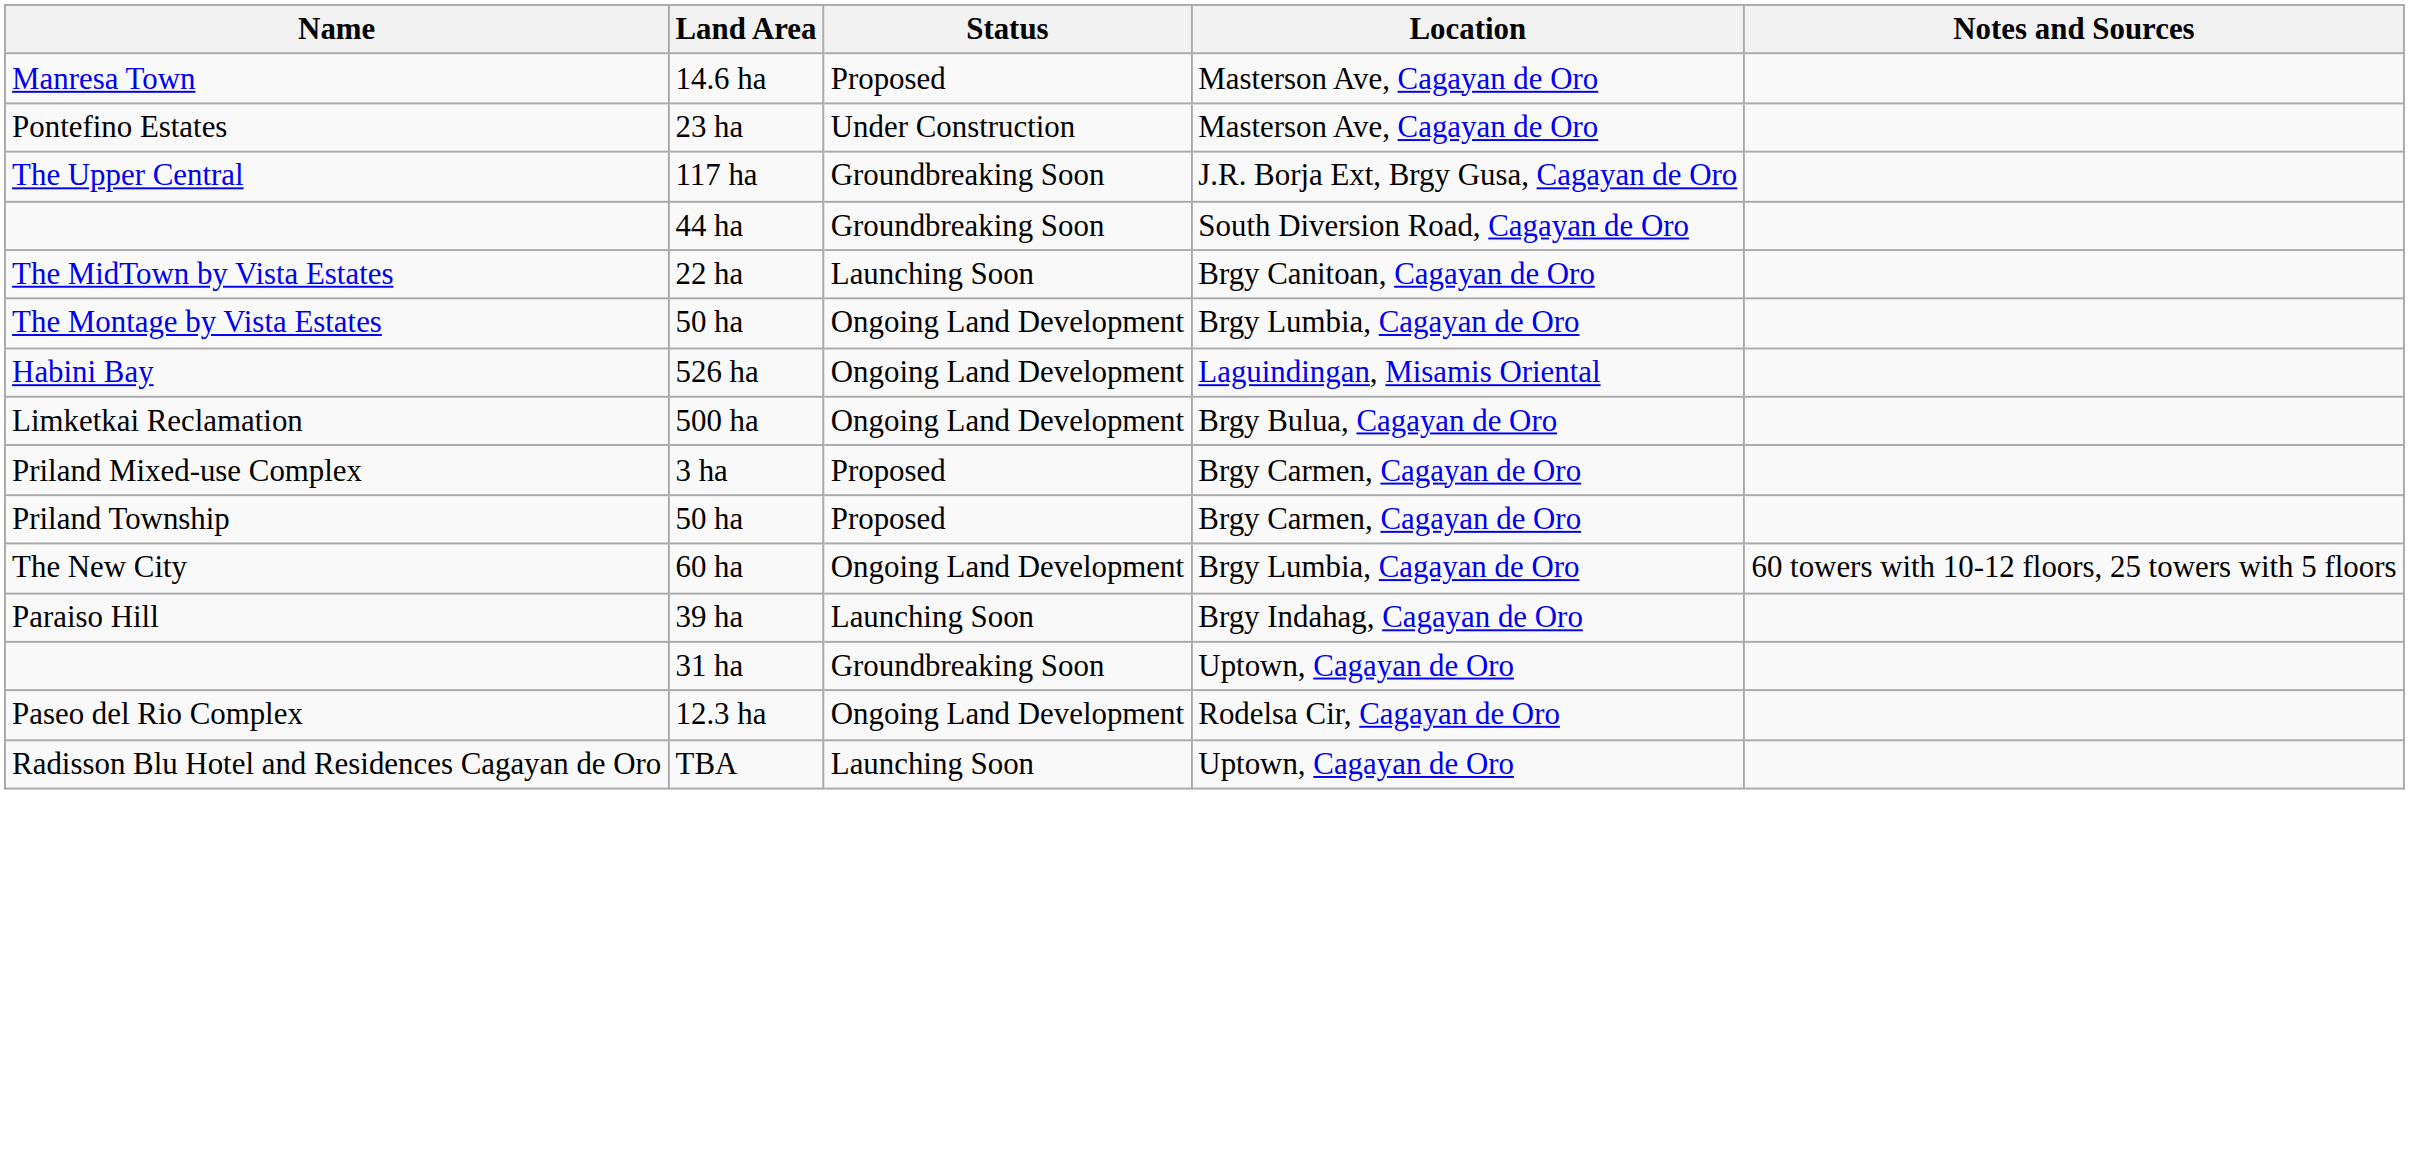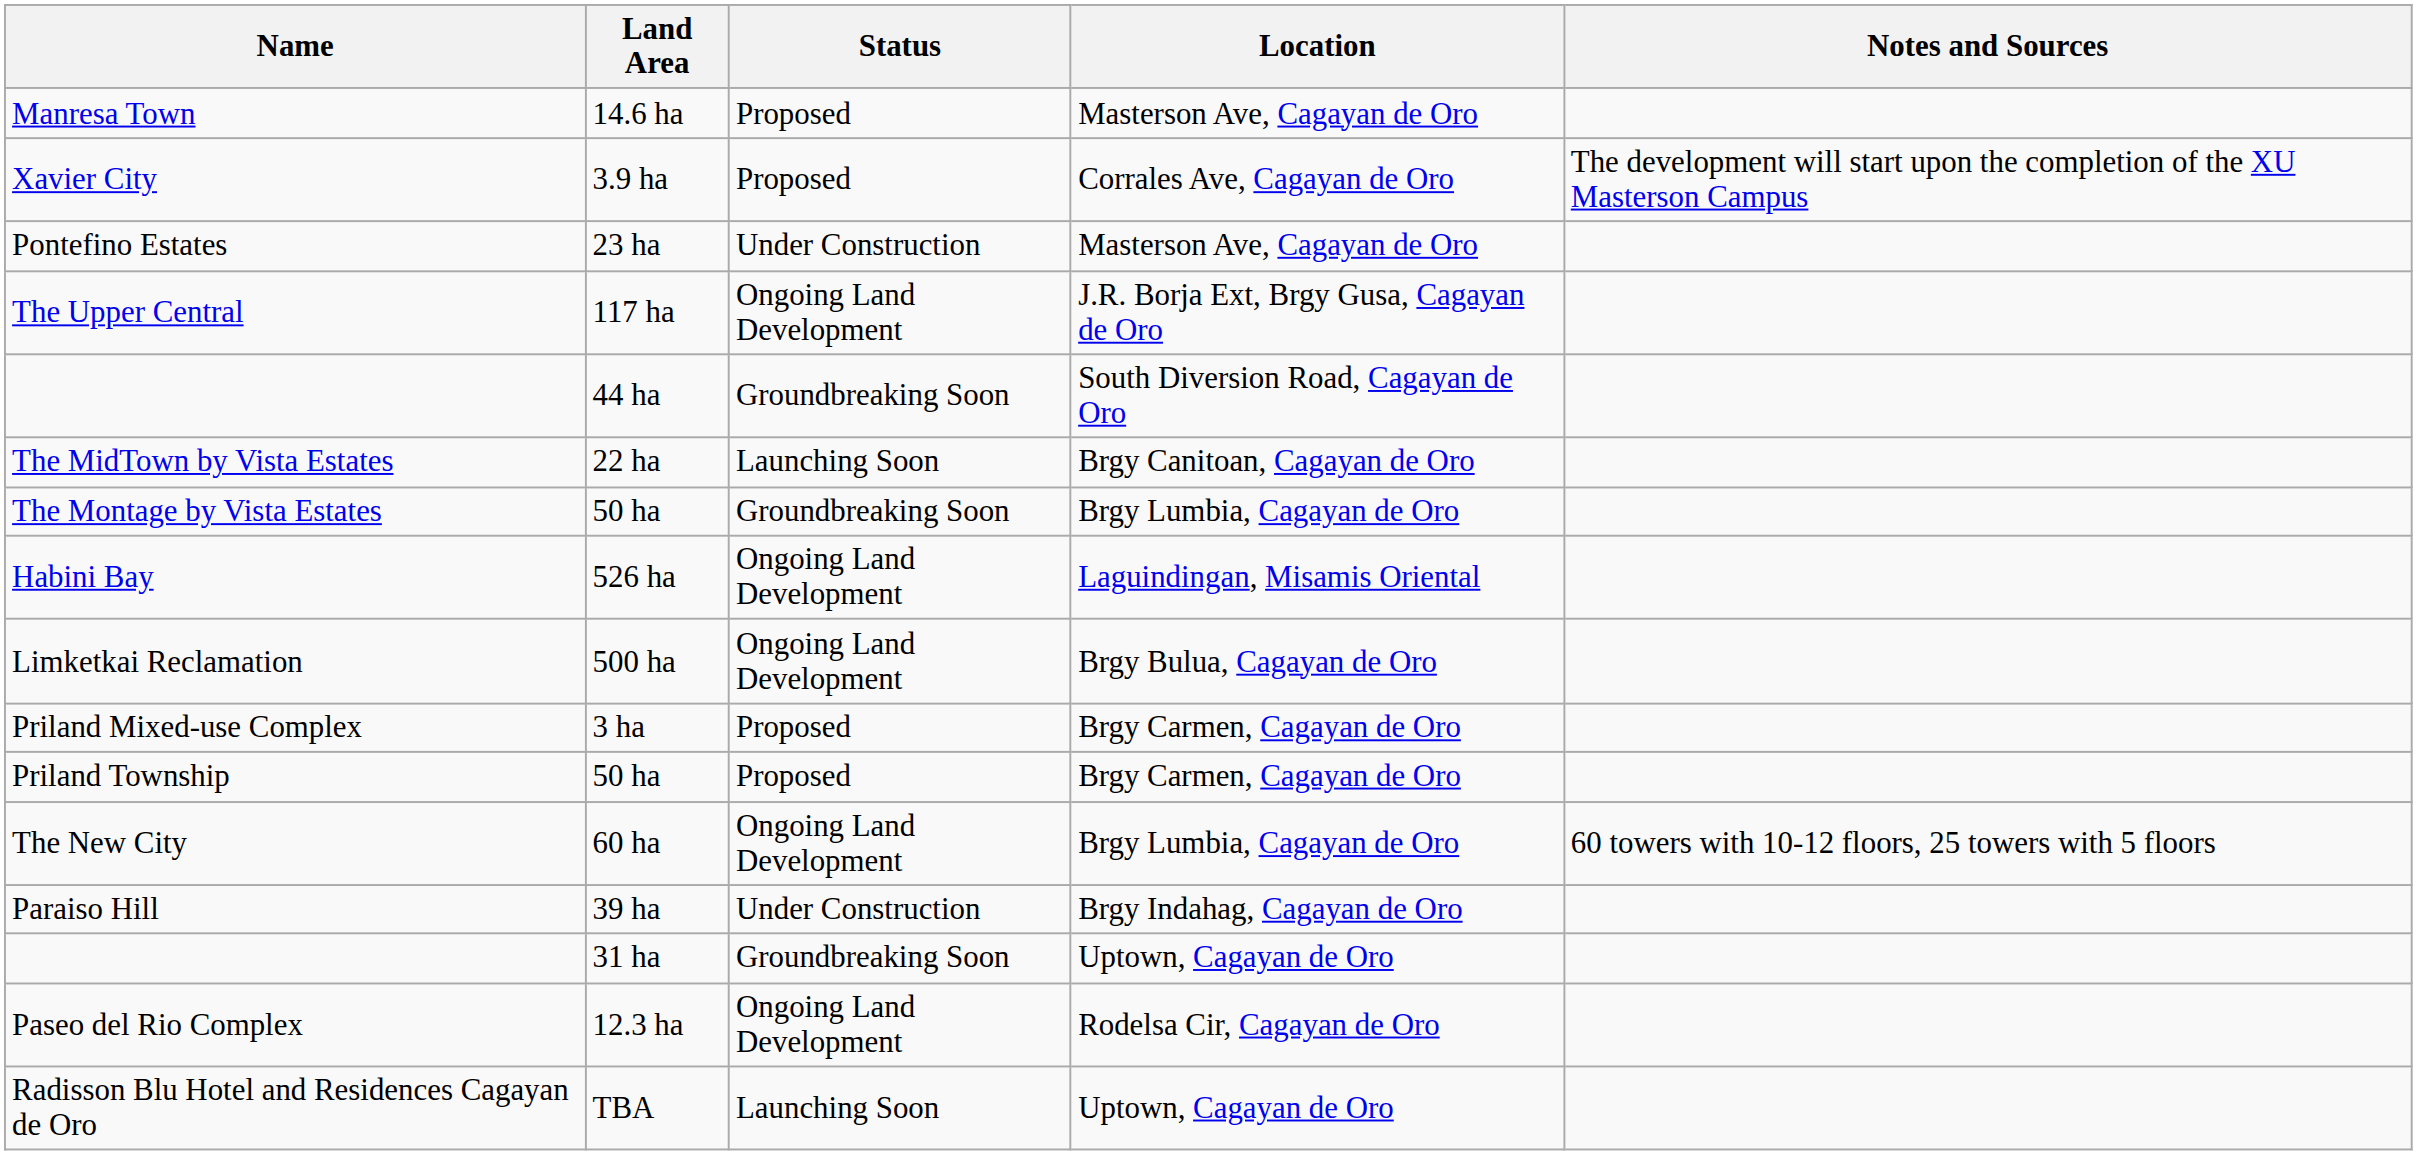+ row: (85, 179)
(968, 175) Groundbreaking Soon -> (826, 311) Ongoing Land Development
(1007, 322) Ongoing Land Development -> (873, 510) Groundbreaking Soon
(932, 616) Launching Soon -> (858, 908) Under Construction
